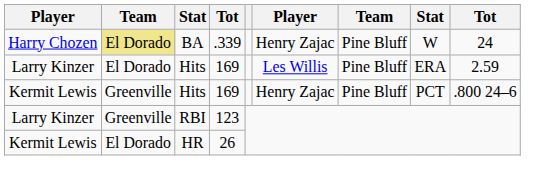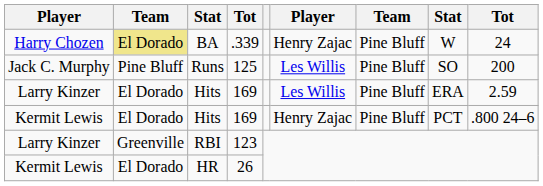+ row: (59, 67)
(138, 92) Greenville -> (150, 117) El Dorado
